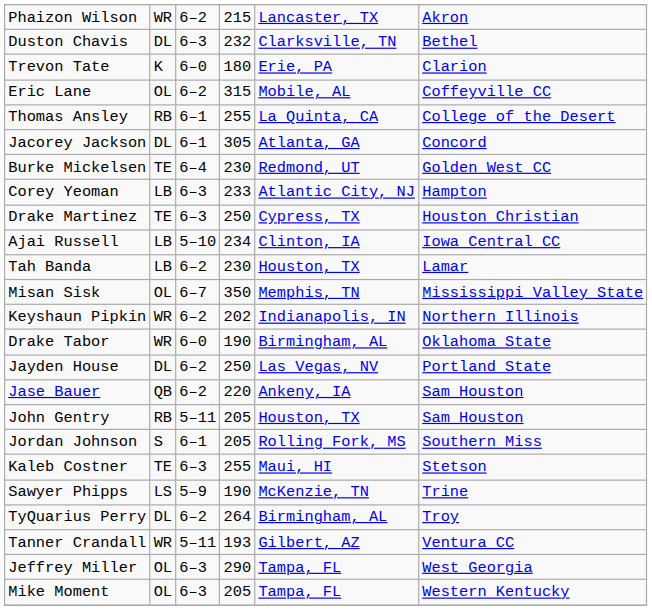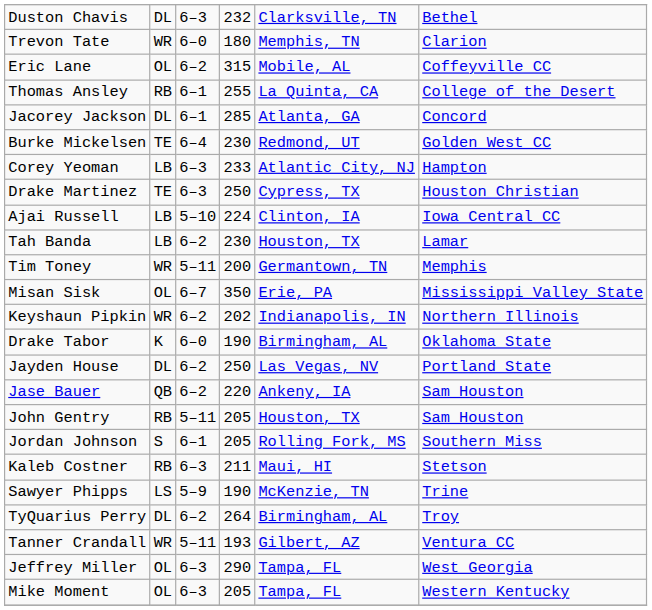- row: (73, 17)
(158, 67) K -> (163, 42) WR
(295, 67) Erie, PA -> (309, 42) Memphis, TN
(237, 142) 305 -> (237, 117) 285
(237, 242) 234 -> (237, 217) 224
+ row: (50, 267)
(309, 292) Memphis, TN -> (295, 292) Erie, PA
(163, 342) WR -> (158, 342) K
(163, 467) TE -> (163, 467) RB
(237, 467) 255 -> (237, 467) 211
